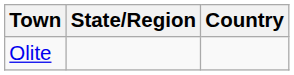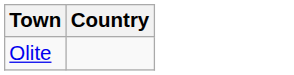- column: (133, 20)
